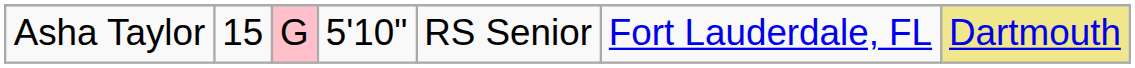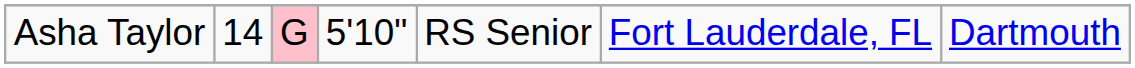(243, 33) 15 -> (243, 33) 14
(1035, 33) khaki background -> (1035, 33) no background
